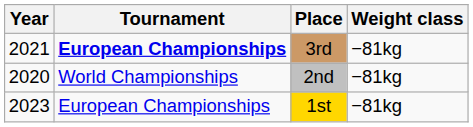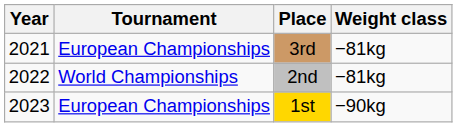(172, 48) bold -> (164, 48) normal
(29, 77) 2020 -> (29, 77) 2022
(377, 106) −81kg -> (360, 106) −90kg
